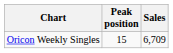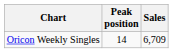(121, 39) 15 -> (121, 39) 14
